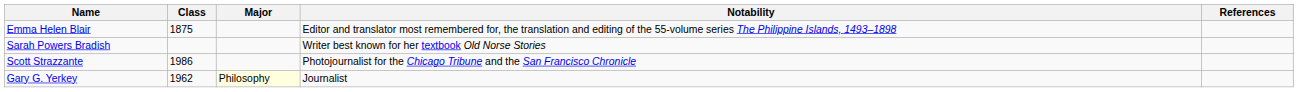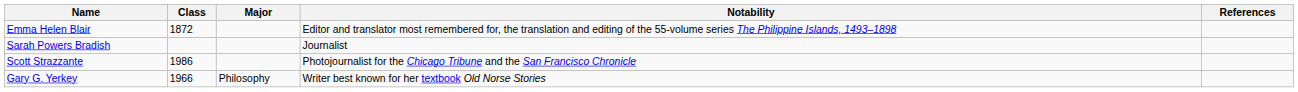(181, 29) 1875 -> (181, 29) 1872
(424, 45) Writer best known for her textbook Old Norse Stories -> (325, 45) Journalist
(181, 78) 1962 -> (181, 78) 1966
(244, 78) lightyellow background -> (244, 78) no background
(325, 78) Journalist -> (424, 78) Writer best known for her textbook Old Norse Stories
